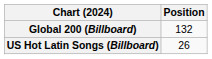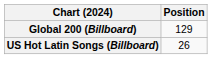(184, 29) 132 -> (184, 29) 129
